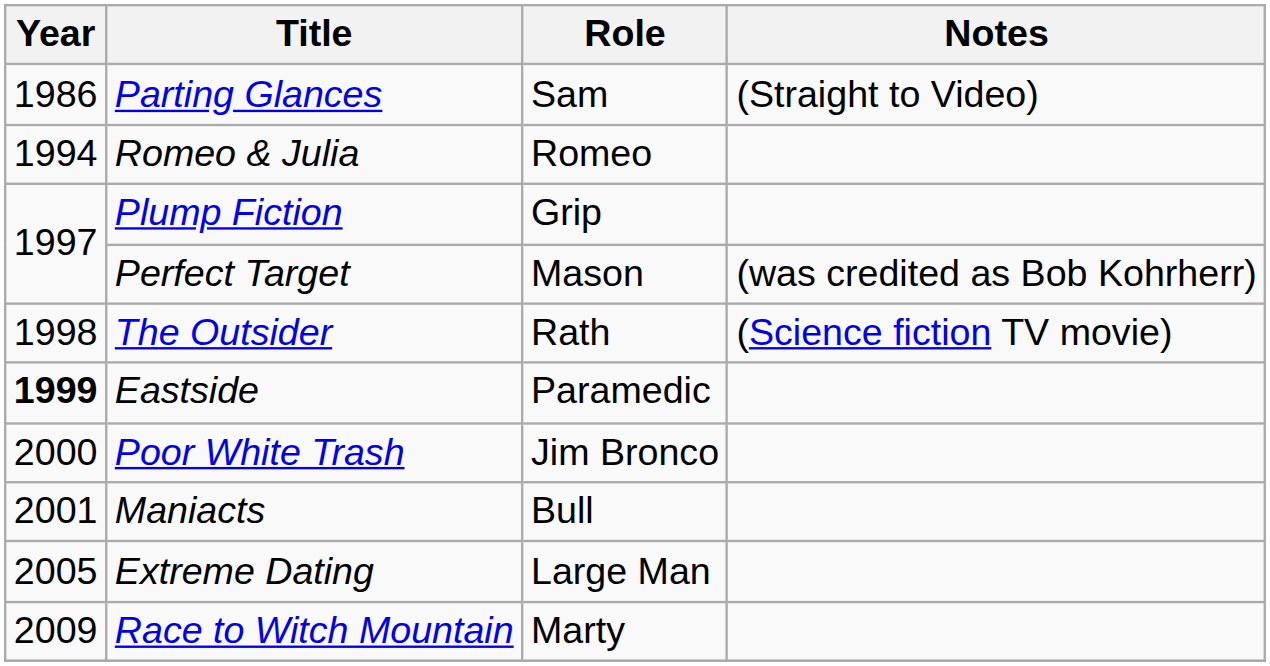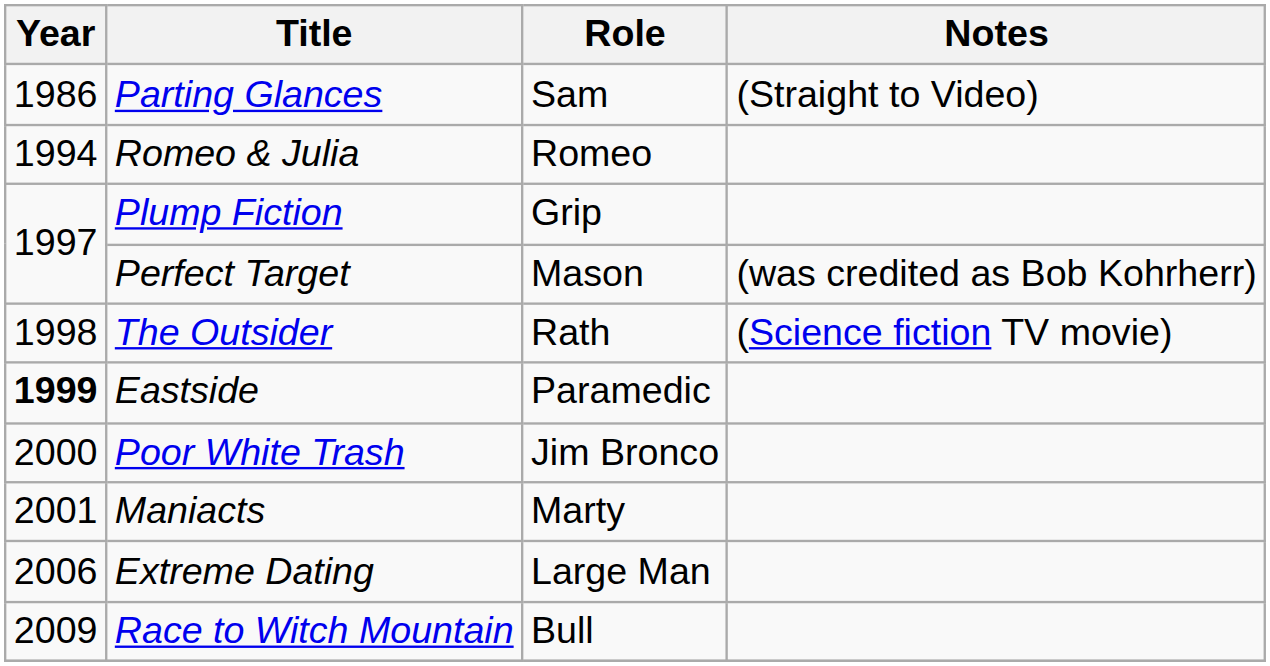(562, 511) Bull -> (578, 511) Marty
(56, 570) 2005 -> (56, 570) 2006
(578, 630) Marty -> (562, 630) Bull
